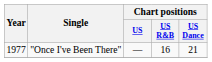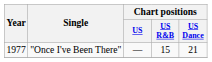(165, 50) 16 -> (165, 50) 15
